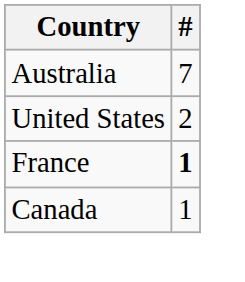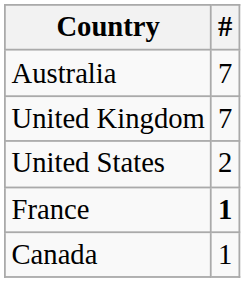+ row: (108, 118)
